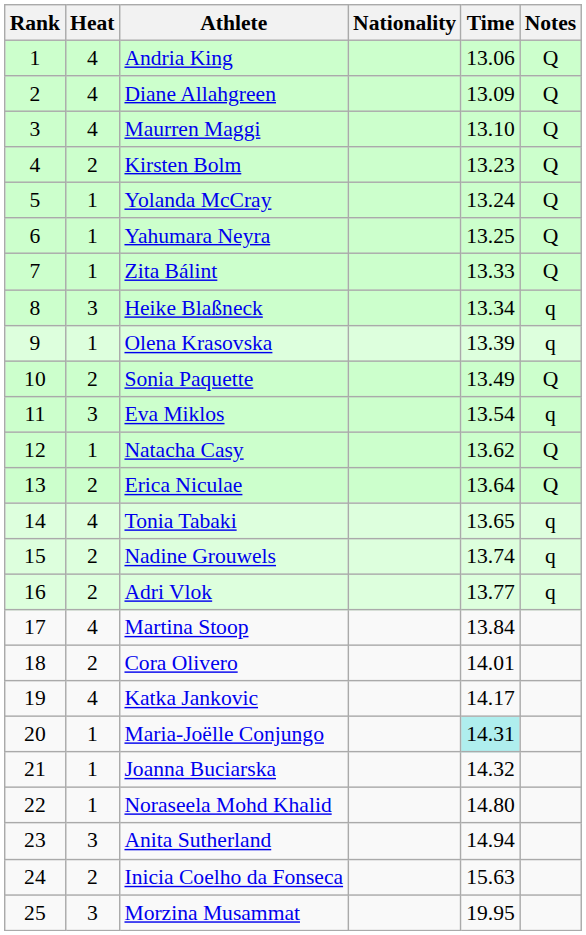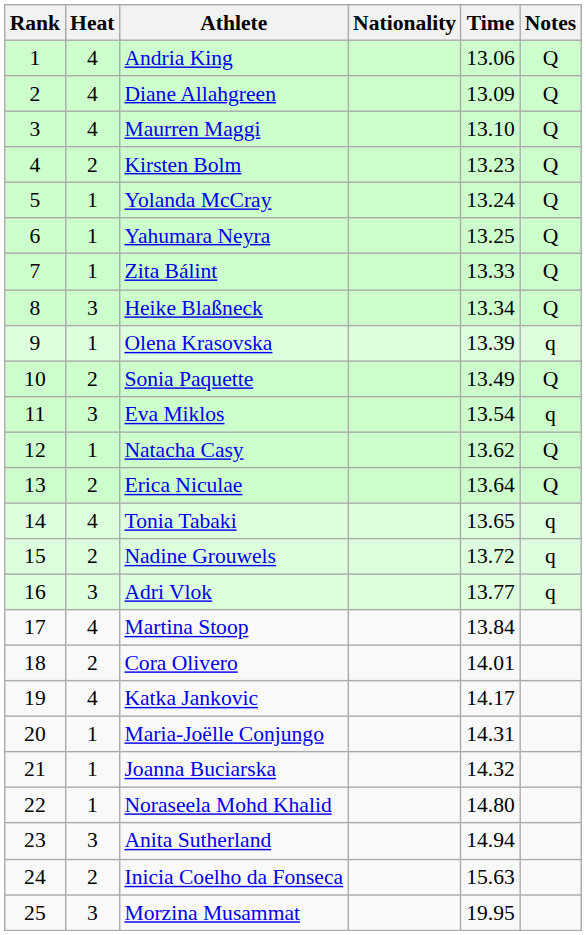(551, 307) q -> (551, 307) Q
(490, 556) 13.74 -> (490, 556) 13.72
(92, 591) 2 -> (92, 591) 3
(490, 734) paleturquoise background -> (490, 734) no background
